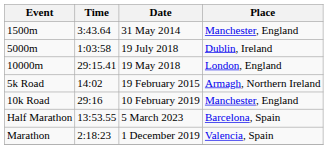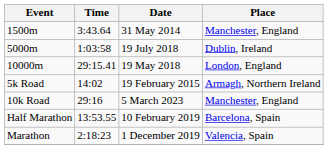(161, 100) 10 February 2019 -> (152, 100) 5 March 2023
(152, 118) 5 March 2023 -> (161, 118) 10 February 2019
